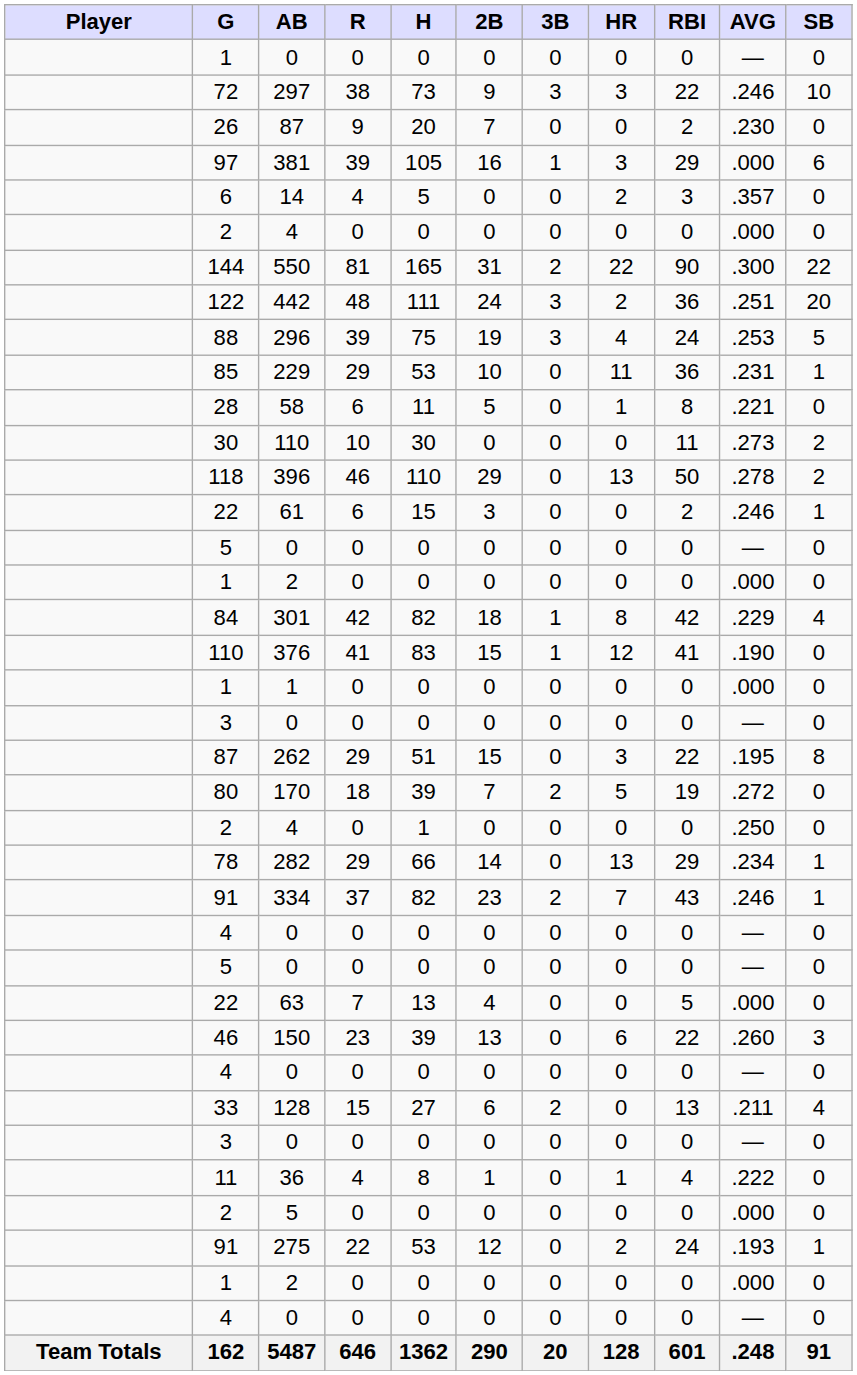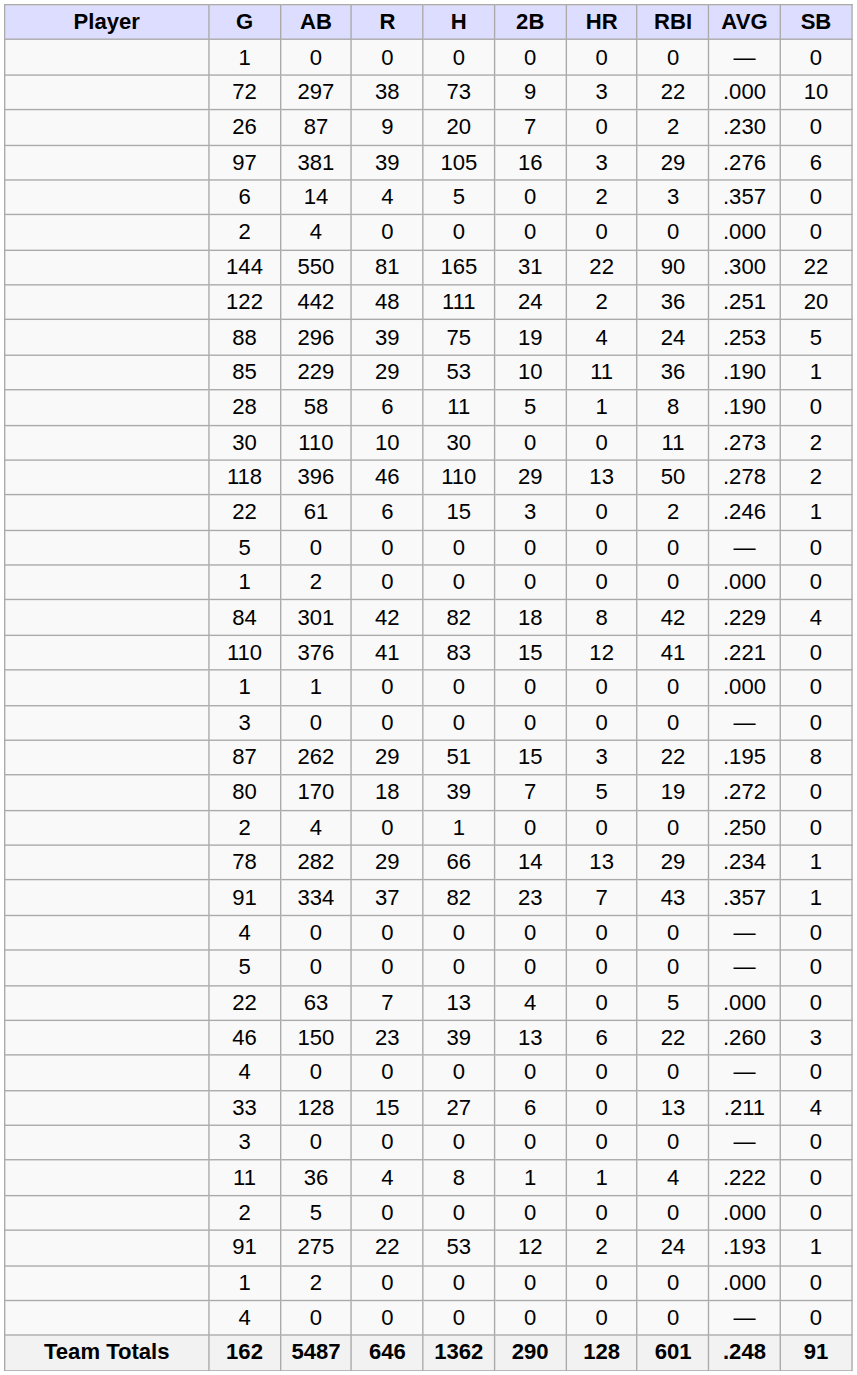- column: (555, 22)
(753, 92) .246 -> (744, 92) .000
(753, 162) .000 -> (744, 162) .276
(753, 372) .231 -> (744, 372) .190
(753, 407) .221 -> (744, 407) .190
(753, 652) .190 -> (744, 652) .221
(753, 897) .246 -> (744, 897) .357
